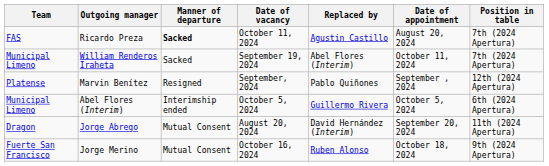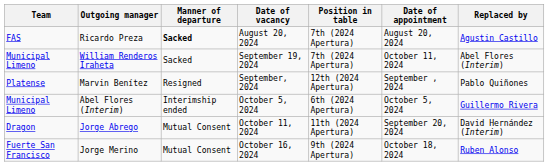columns swapped: (351, 16) <-> (507, 16)
(266, 38) October 11, 2024 -> (263, 38) August 20, 2024
(263, 128) August 20, 2024 -> (266, 128) October 11, 2024
